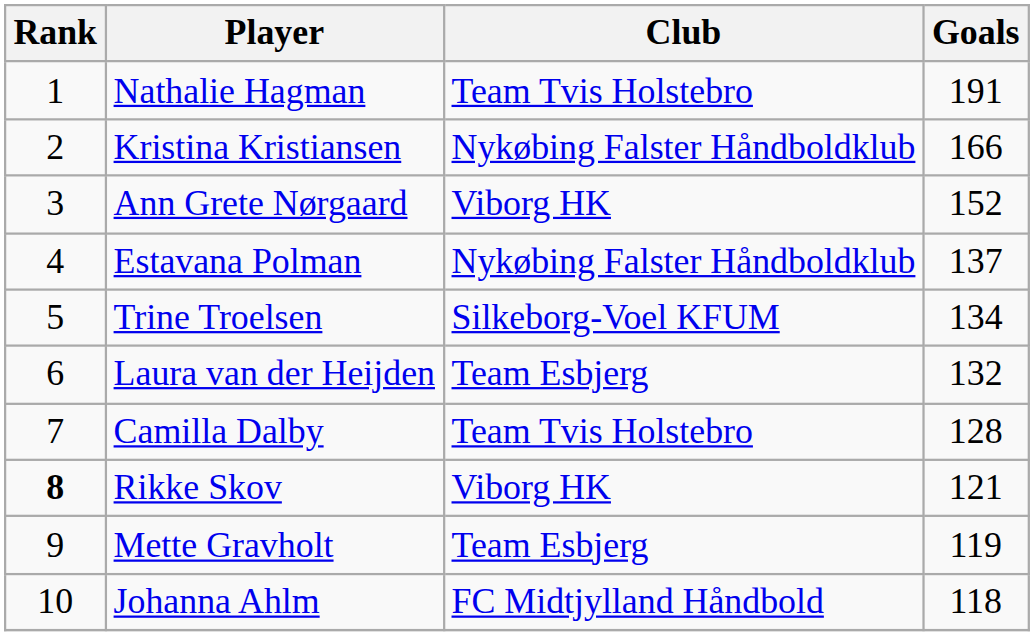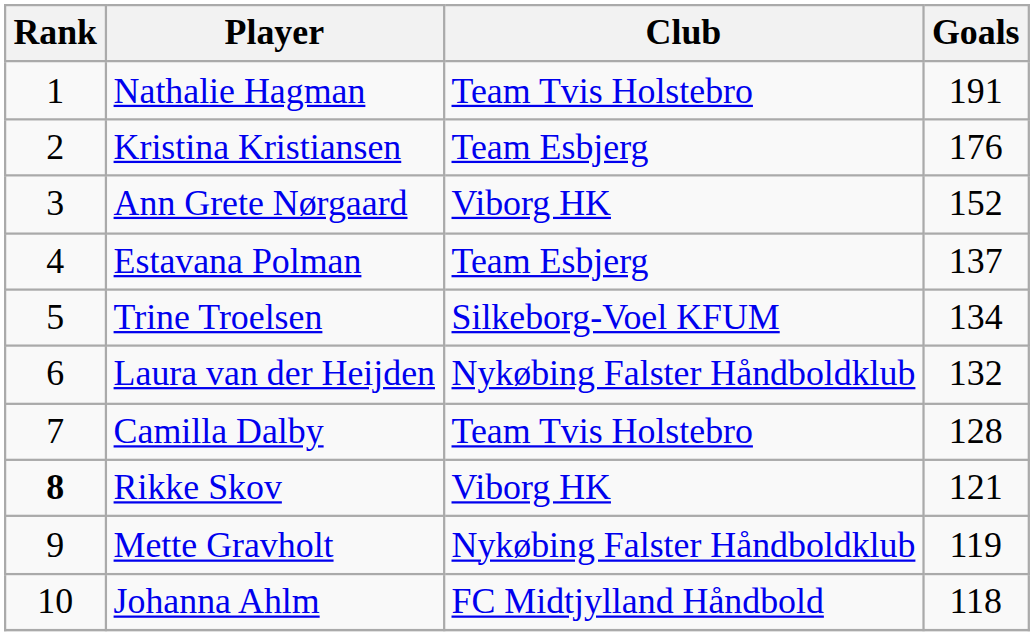(683, 146) Nykøbing Falster Håndboldklub -> (550, 146) Team Esbjerg
(976, 146) 166 -> (976, 146) 176
(683, 260) Nykøbing Falster Håndboldklub -> (550, 260) Team Esbjerg
(550, 373) Team Esbjerg -> (683, 373) Nykøbing Falster Håndboldklub
(550, 544) Team Esbjerg -> (683, 544) Nykøbing Falster Håndboldklub
